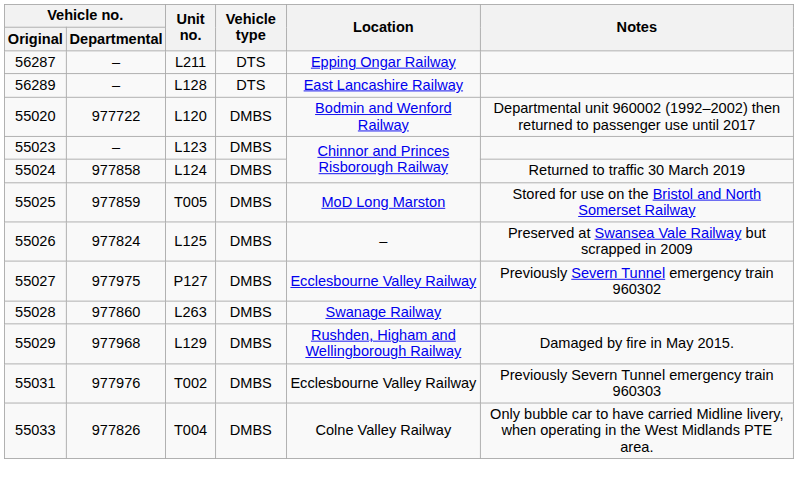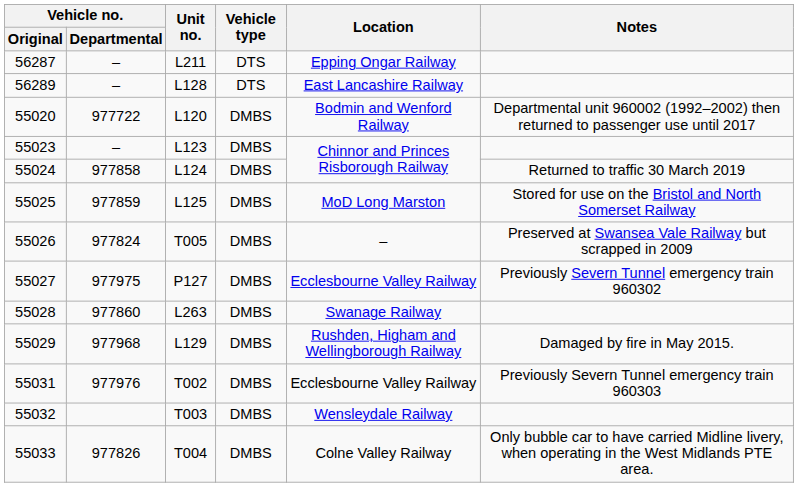(191, 202) T005 -> (191, 202) L125
(191, 241) L125 -> (191, 241) T005
+ row: (35, 414)
